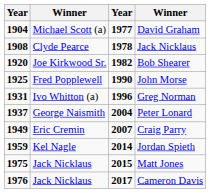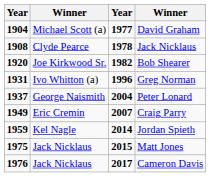- row: (162, 79)
